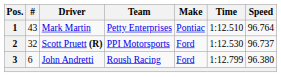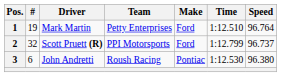(33, 28) 43 -> (33, 28) 19
(191, 28) Pontiac -> (185, 28) Ford
(226, 44) 1:12.530 -> (226, 44) 1:12.799
(185, 59) Ford -> (191, 59) Pontiac
(226, 59) 1:12.799 -> (226, 59) 1:12.530
